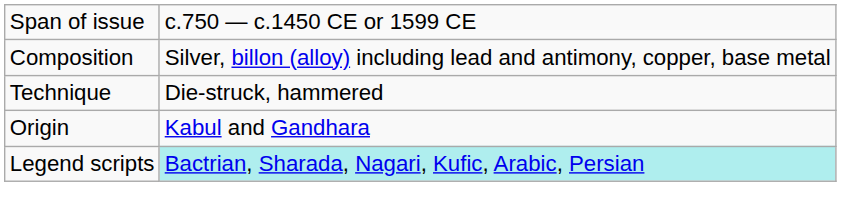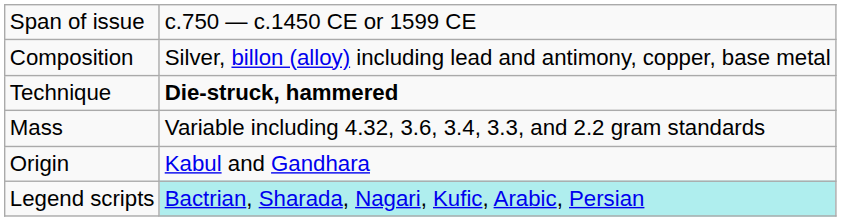(274, 92) normal -> (282, 92) bold
+ row: (36, 127)
